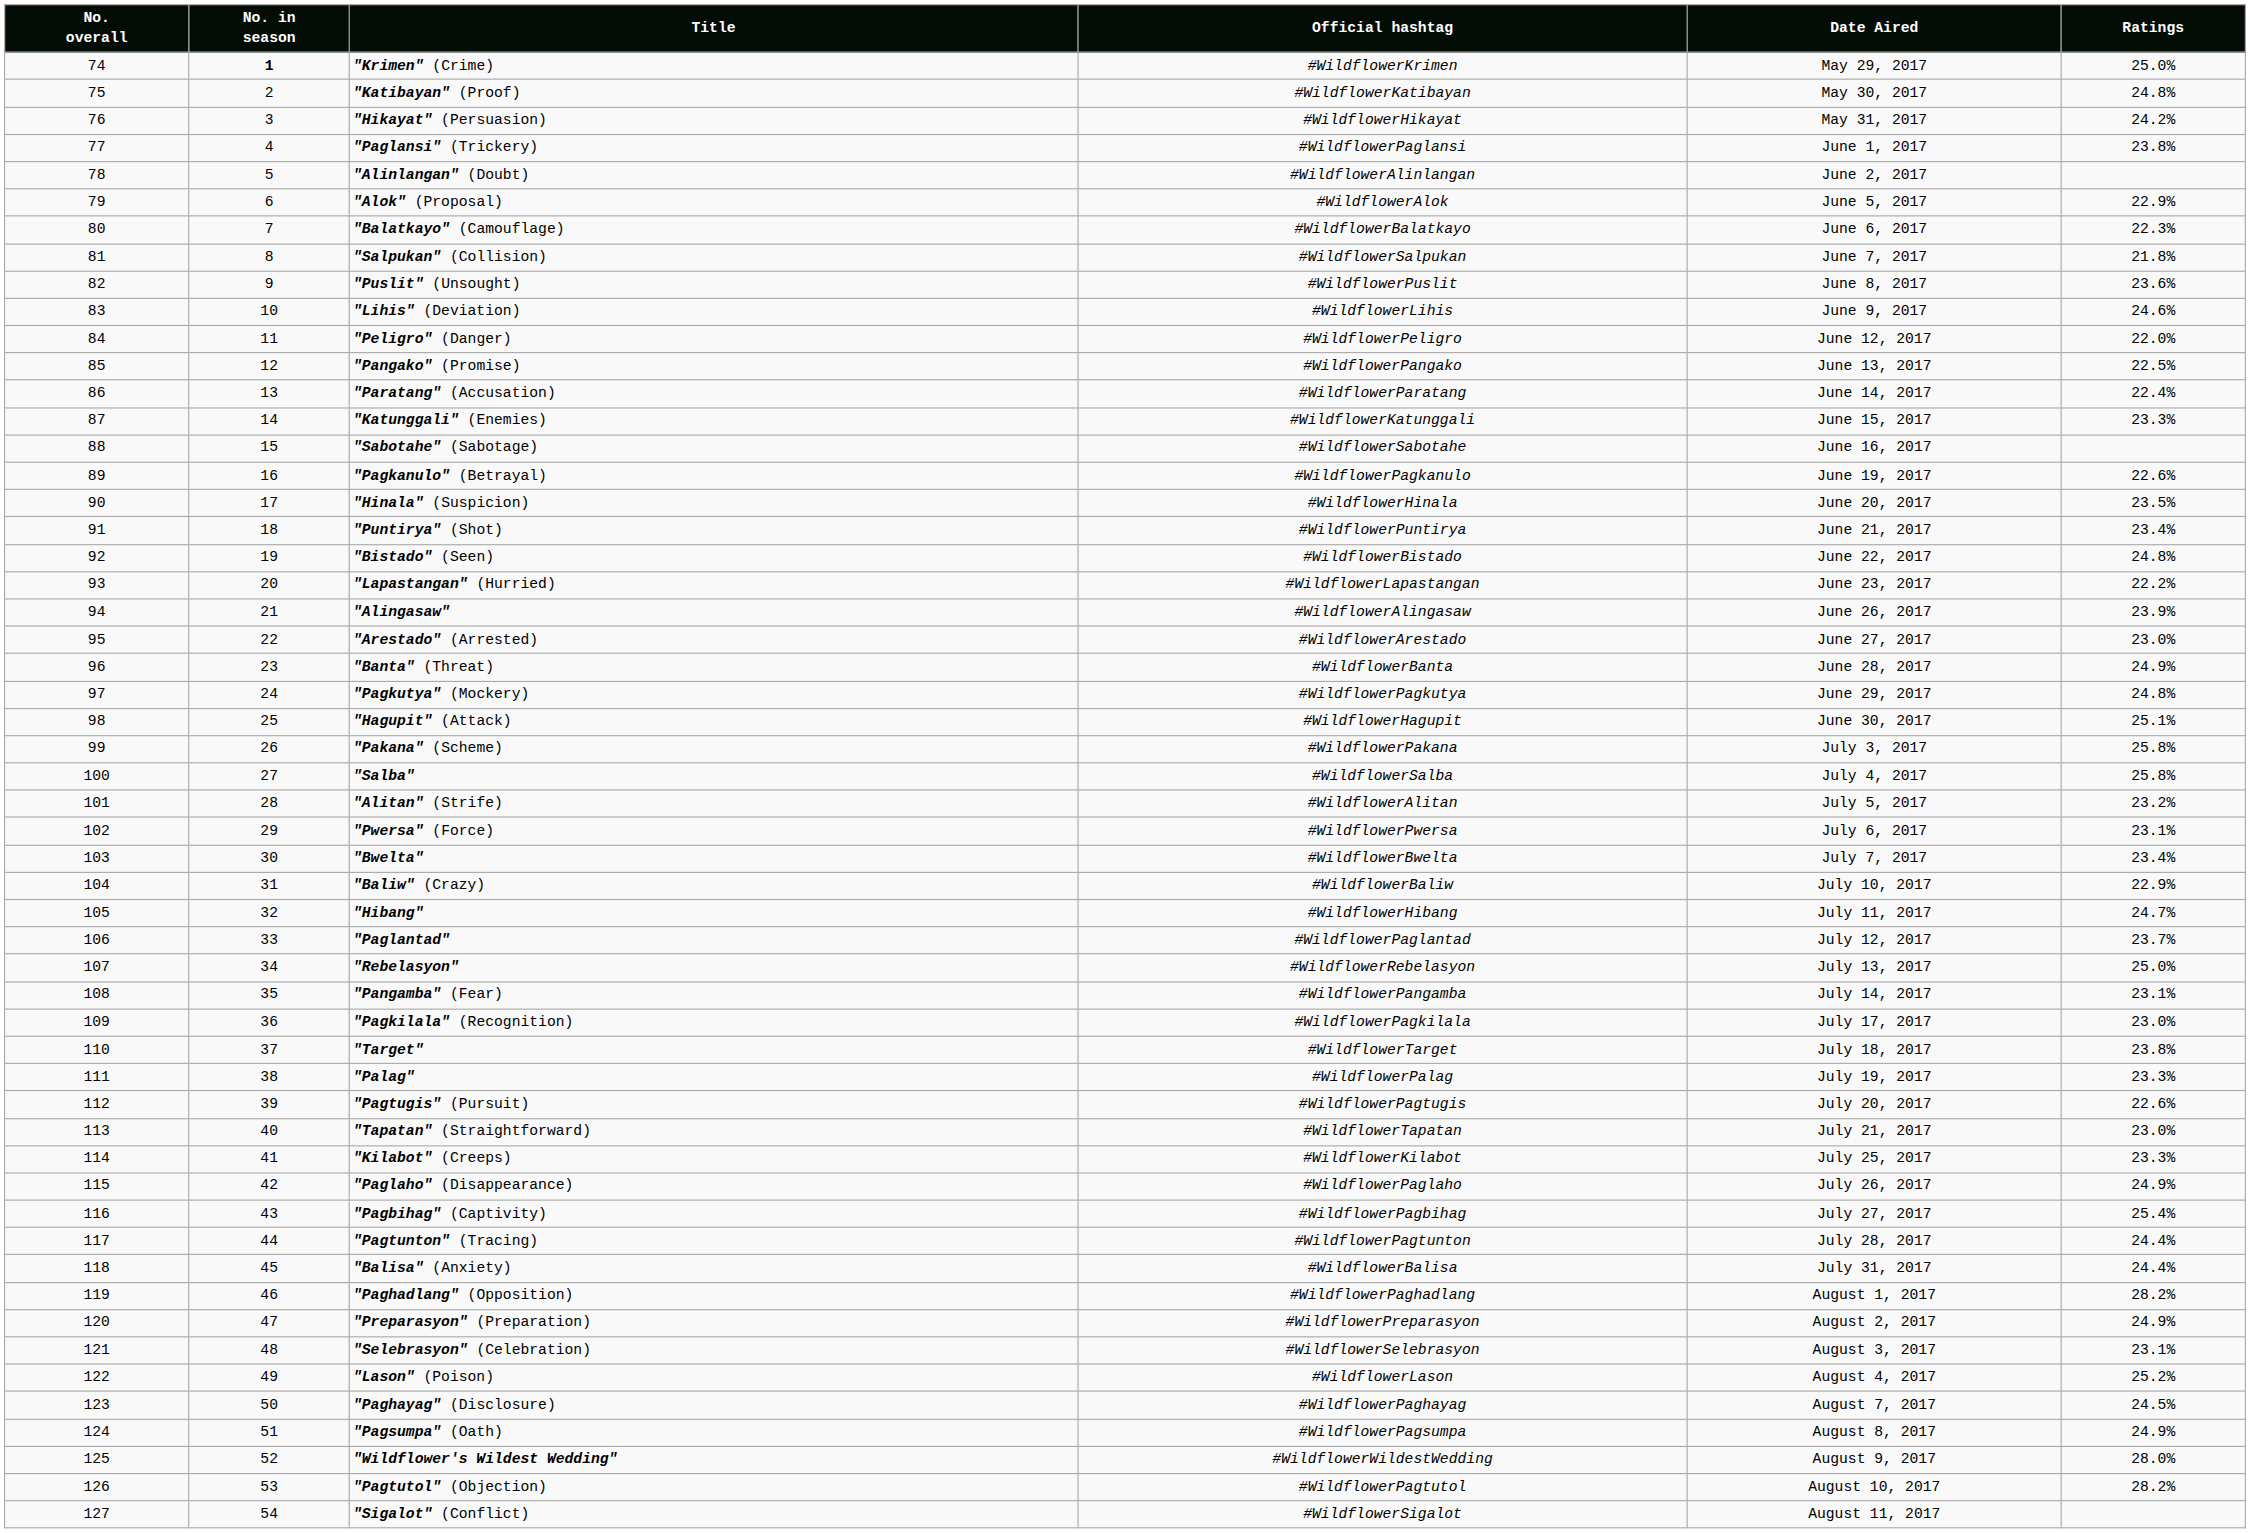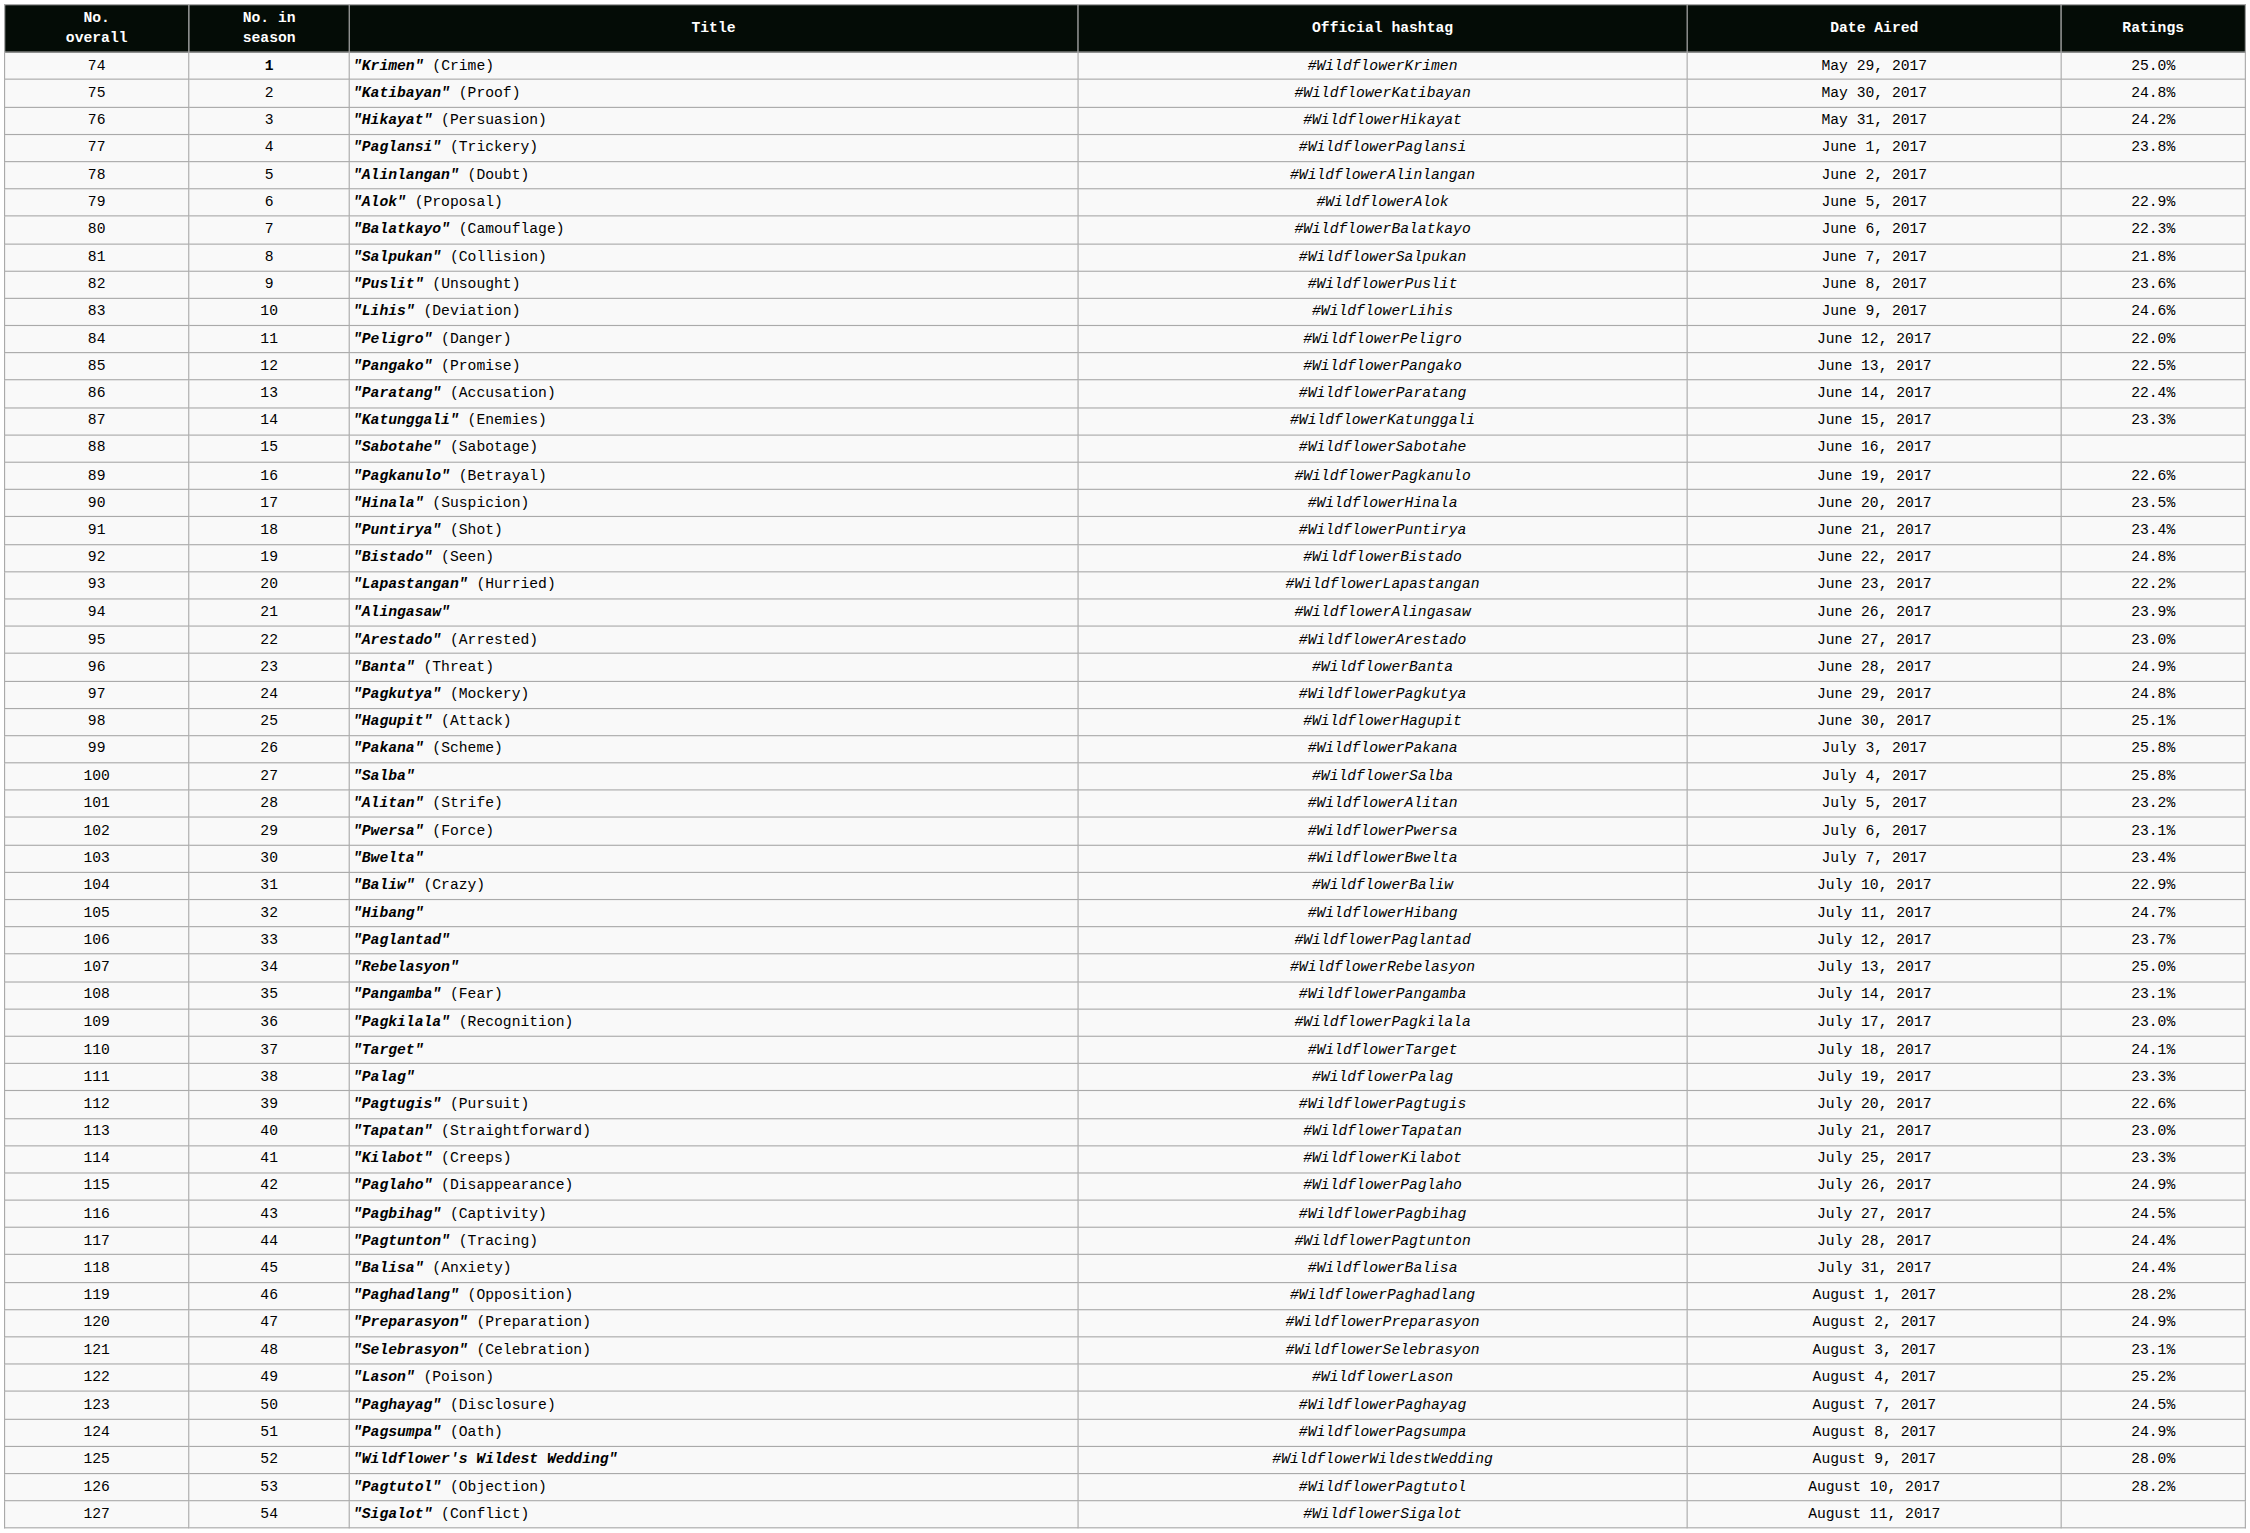(2153, 1049) 23.8% -> (2153, 1049) 24.1%
(2153, 1213) 25.4% -> (2153, 1213) 24.5%
